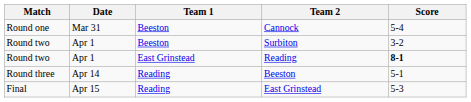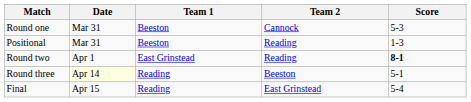(397, 27) 5-4 -> (397, 27) 5-3
+ row: (26, 43)
- row: (28, 43)
(86, 74) no background -> (86, 74) lightyellow background
(397, 89) 5-3 -> (397, 89) 5-4
